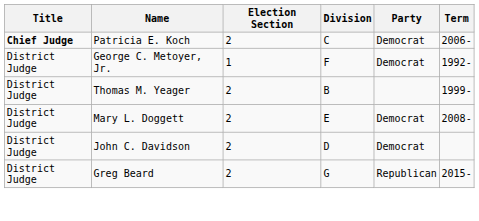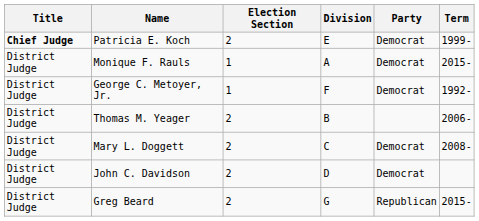(327, 40) C -> (327, 40) E
(457, 40) 2006- -> (457, 40) 1999-
+ row: (142, 62)
(457, 90) 1999- -> (457, 118) 2006-
(327, 118) E -> (327, 146) C
